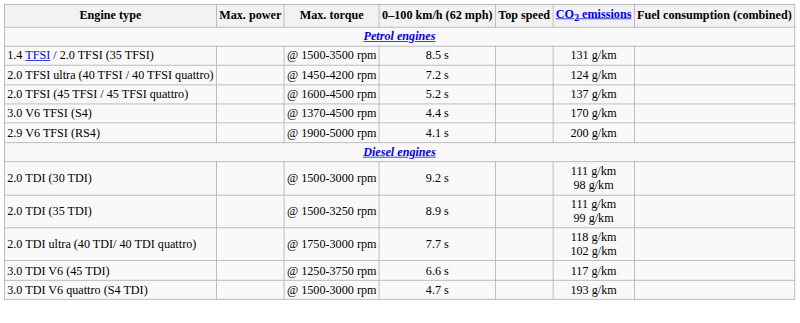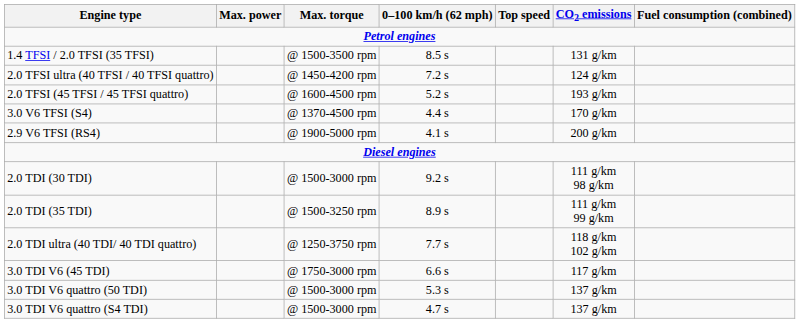(594, 94) 137 g/km -> (594, 94) 193 g/km
(332, 244) @ 1750-3000 rpm -> (332, 244) @ 1250-3750 rpm
(332, 270) @ 1250-3750 rpm -> (332, 270) @ 1750-3000 rpm
+ row: (77, 289)
(594, 289) 193 g/km -> (594, 309) 137 g/km
